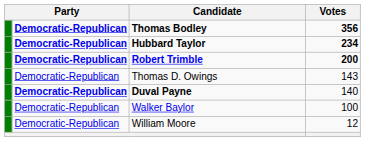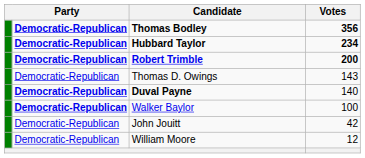(67, 108) normal -> (71, 108) bold
+ row: (156, 124)
